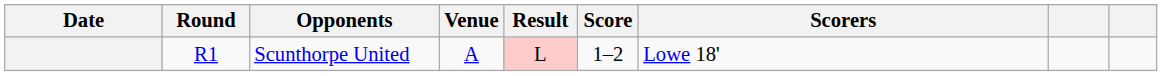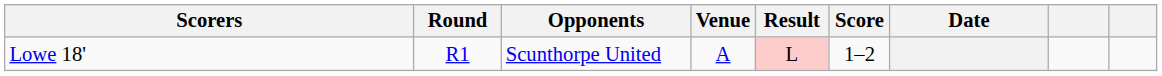columns swapped: (84, 20) <-> (843, 20)
